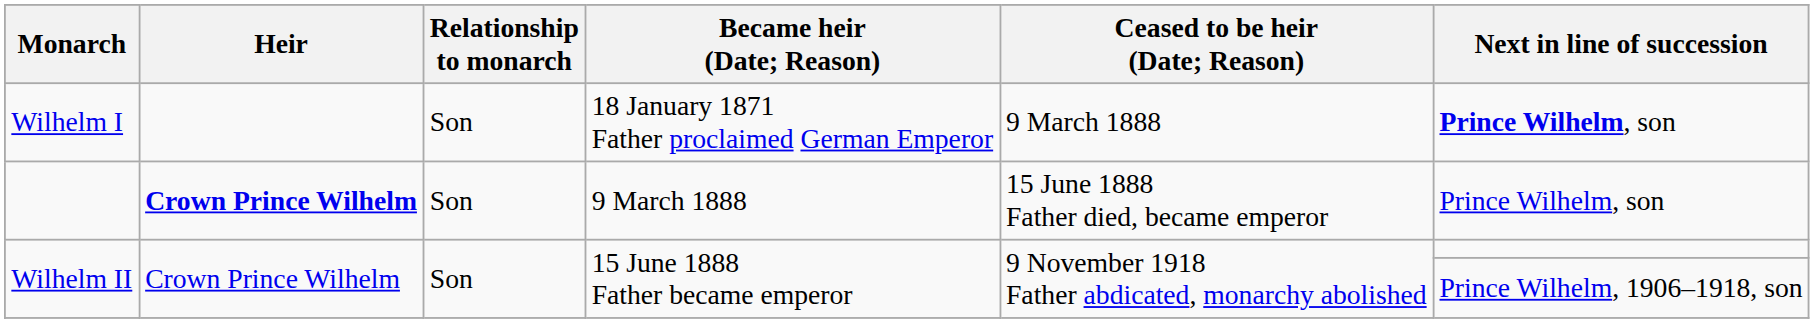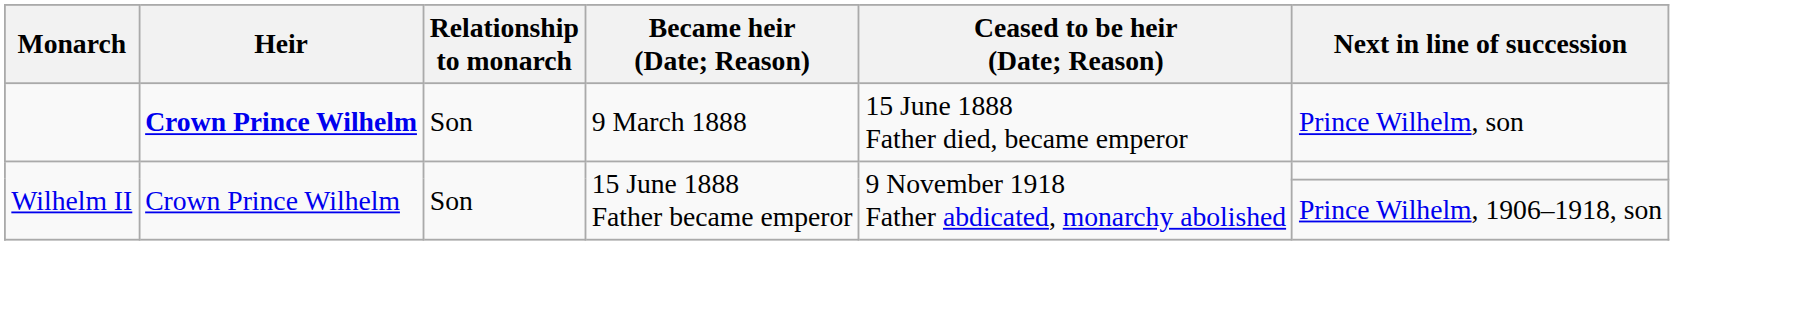- row: (67, 122)
